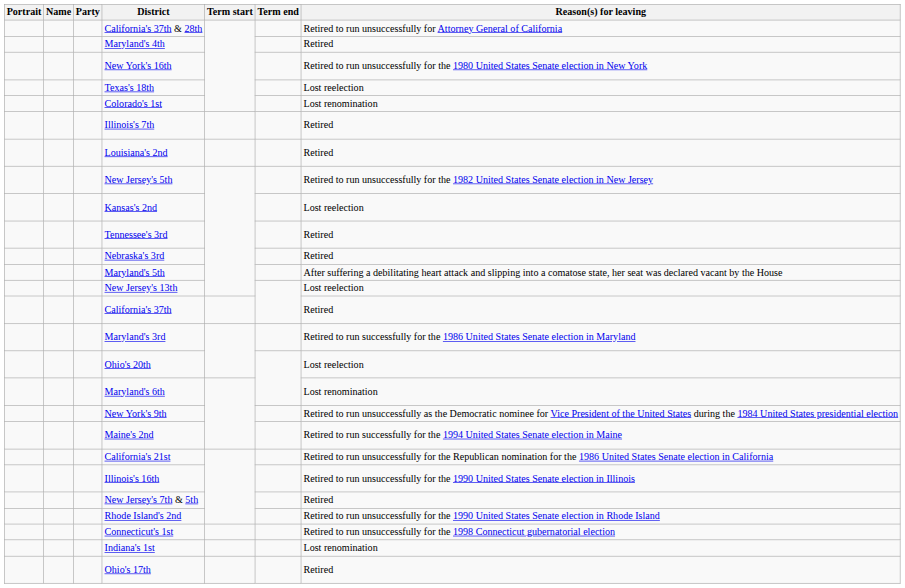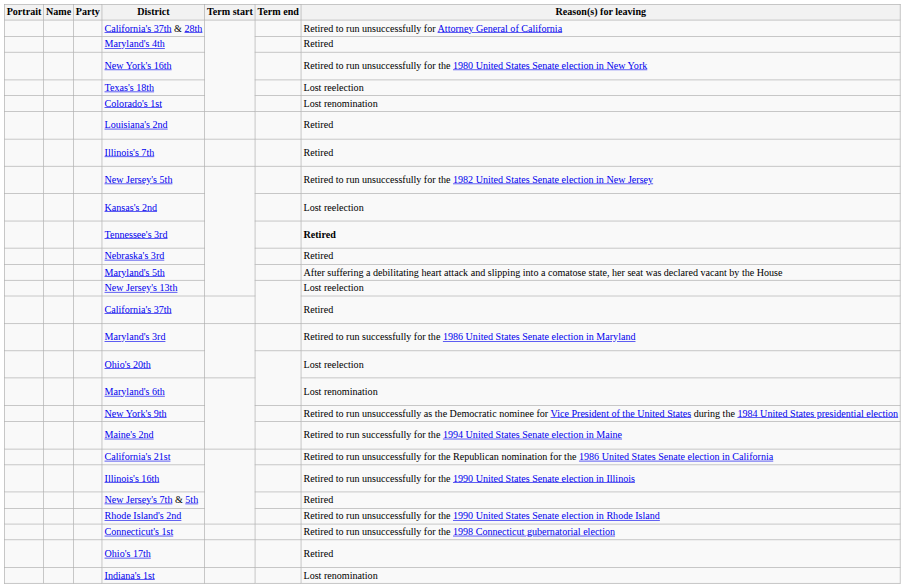rows swapped: (136, 152) <-> (129, 125)
(318, 234) normal -> (320, 234) bold
rows swapped: (128, 569) <-> (130, 548)
